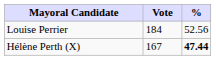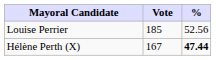(154, 30) 184 -> (154, 30) 185
